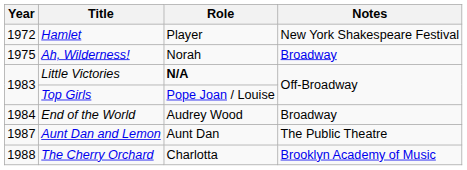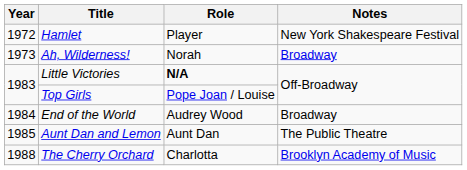(21, 54) 1975 -> (21, 54) 1973
(21, 134) 1987 -> (21, 134) 1985
